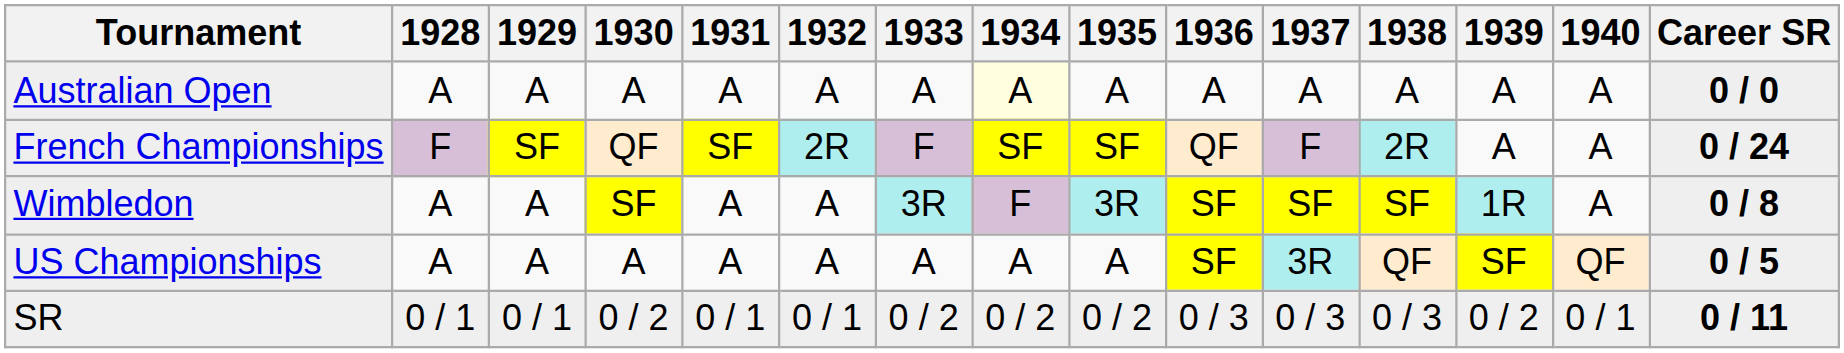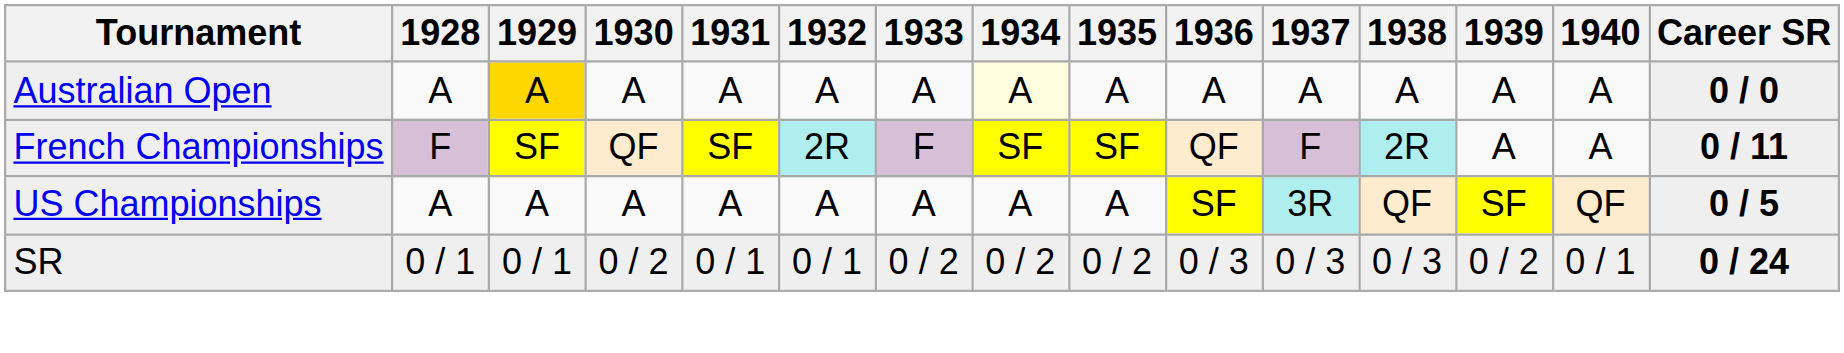(537, 90) no background -> (537, 90) gold background
(1744, 147) 0 / 24 -> (1744, 147) 0 / 11
- row: (103, 204)
(1744, 318) 0 / 11 -> (1744, 261) 0 / 24
